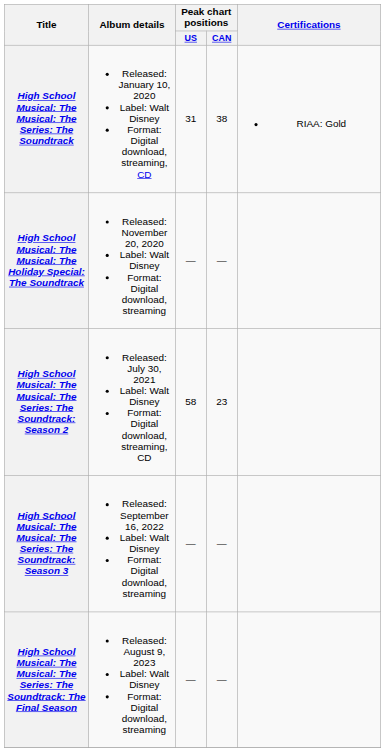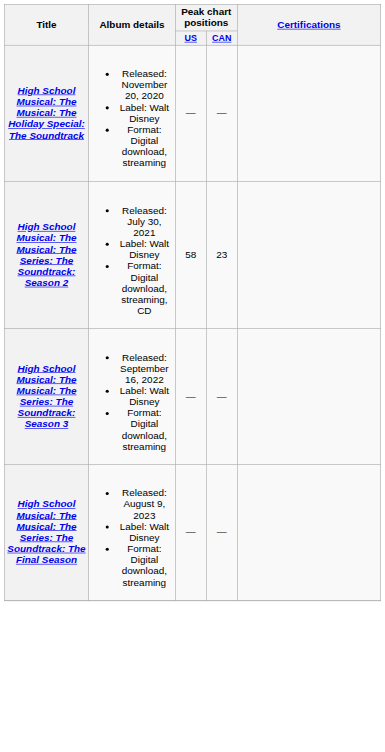- row: (46, 119)
